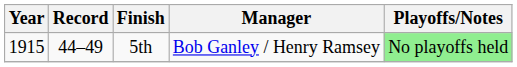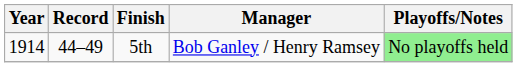(27, 47) 1915 -> (27, 47) 1914
